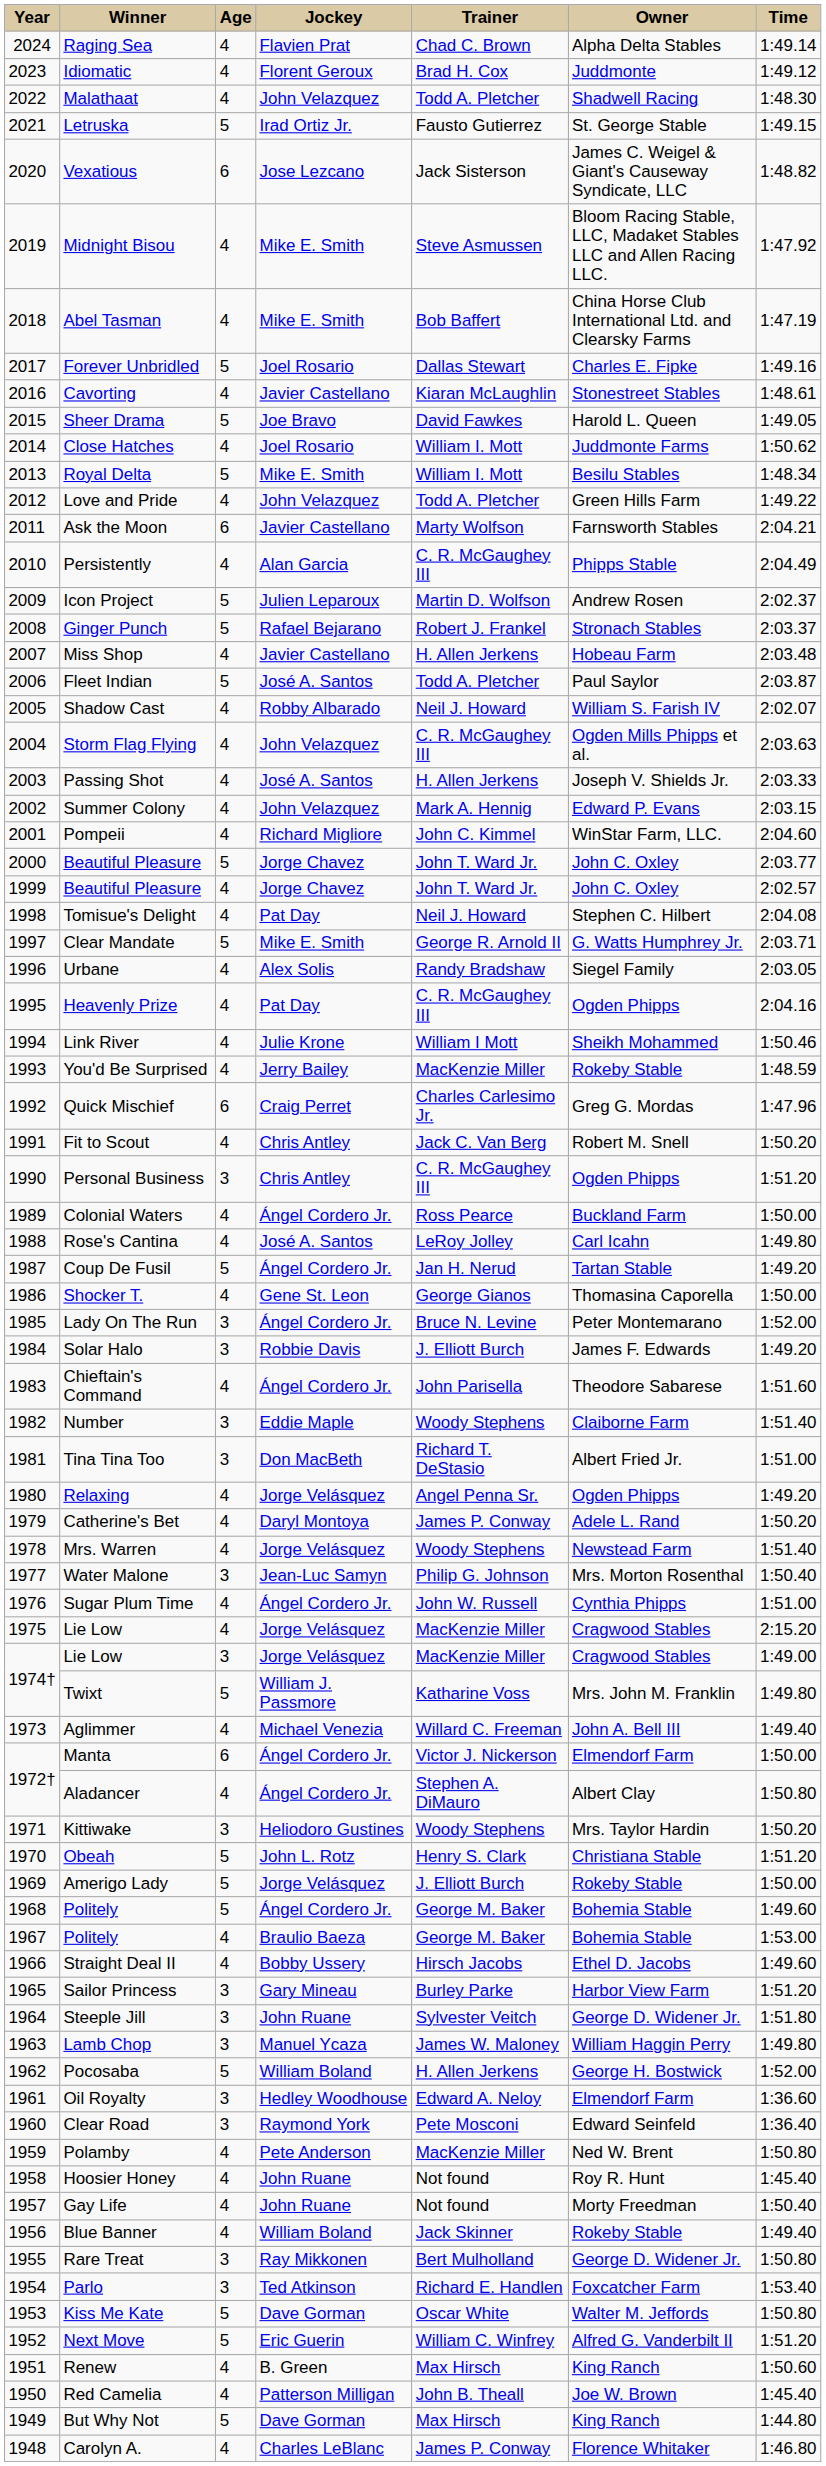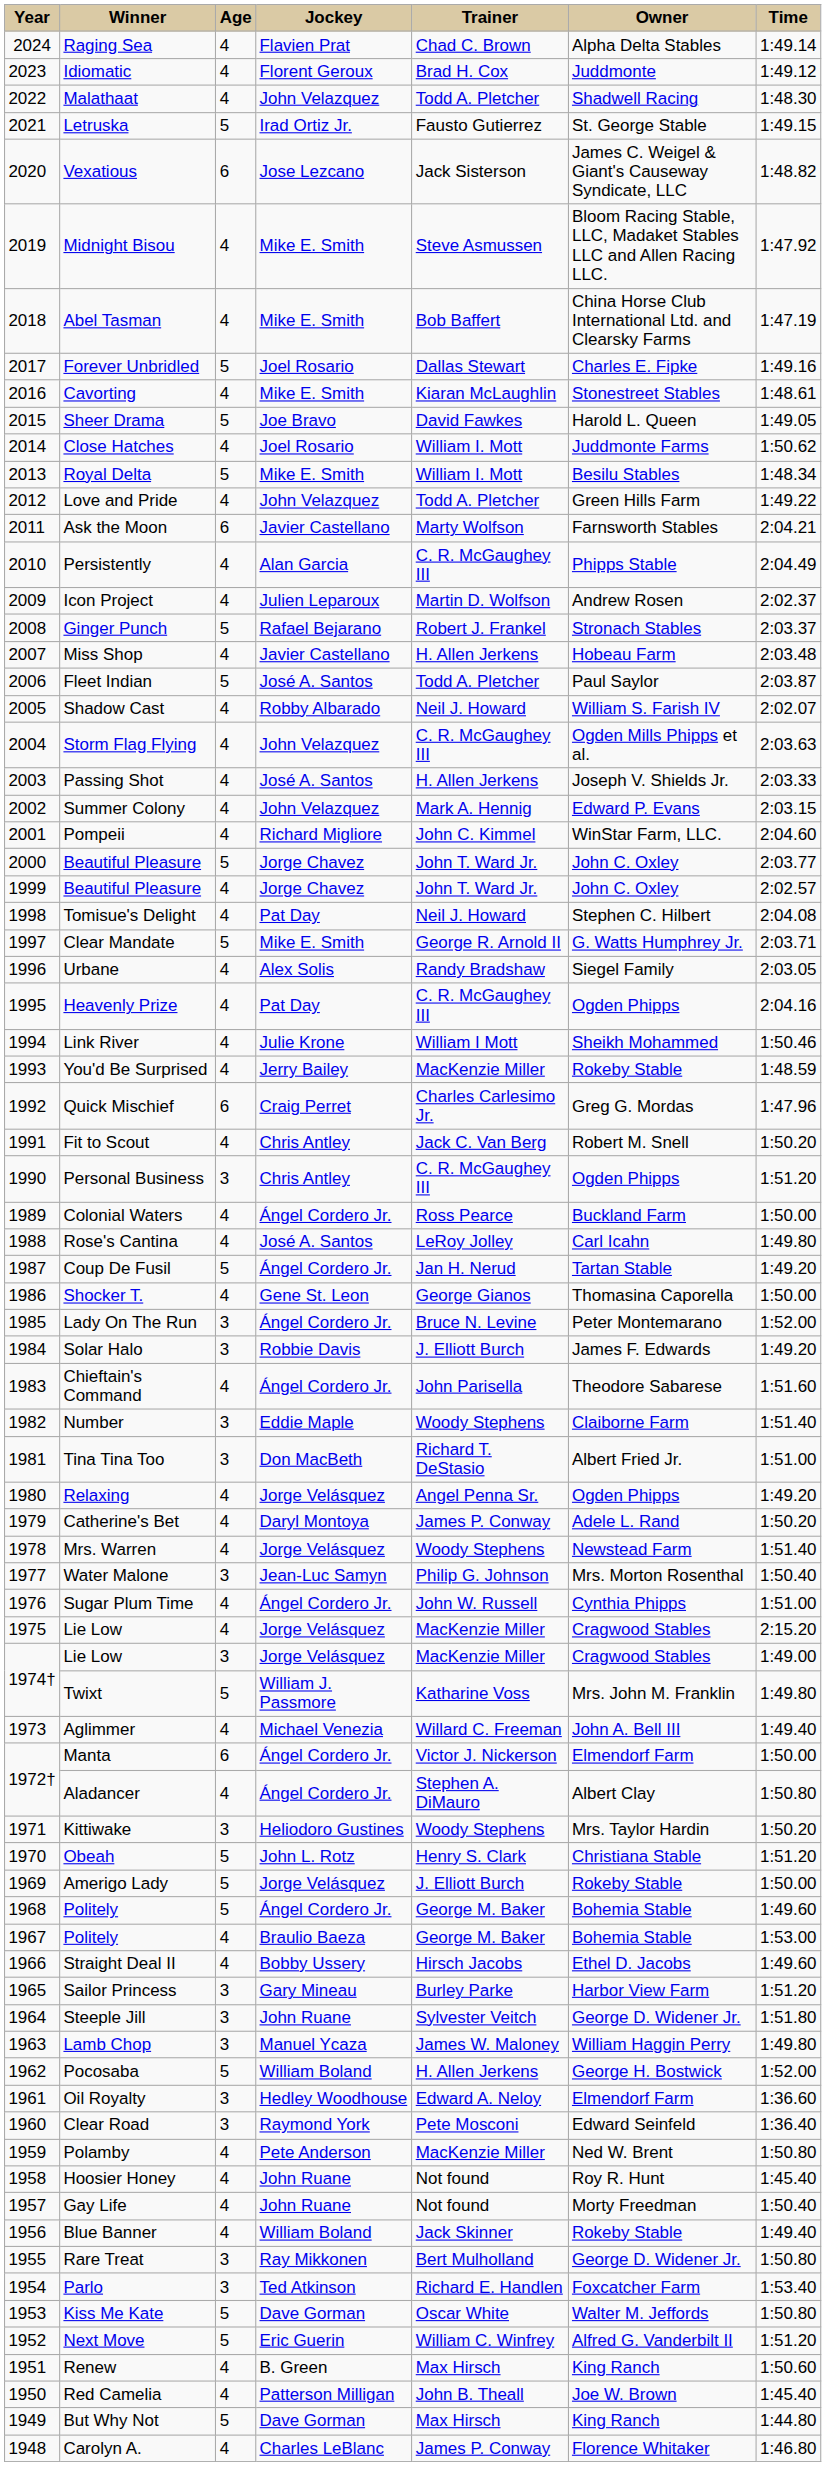(325, 393) Javier Castellano -> (312, 393) Mike E. Smith
(224, 600) 5 -> (224, 600) 4
